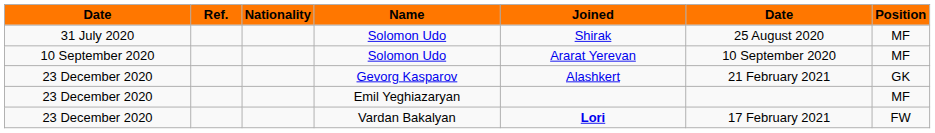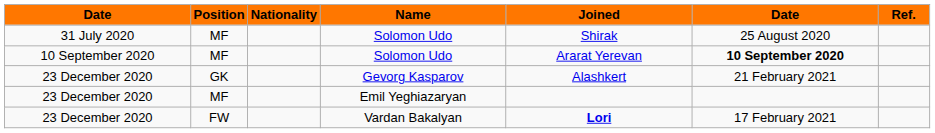columns swapped: (901, 15) <-> (216, 15)
(779, 56) normal -> (785, 56) bold
